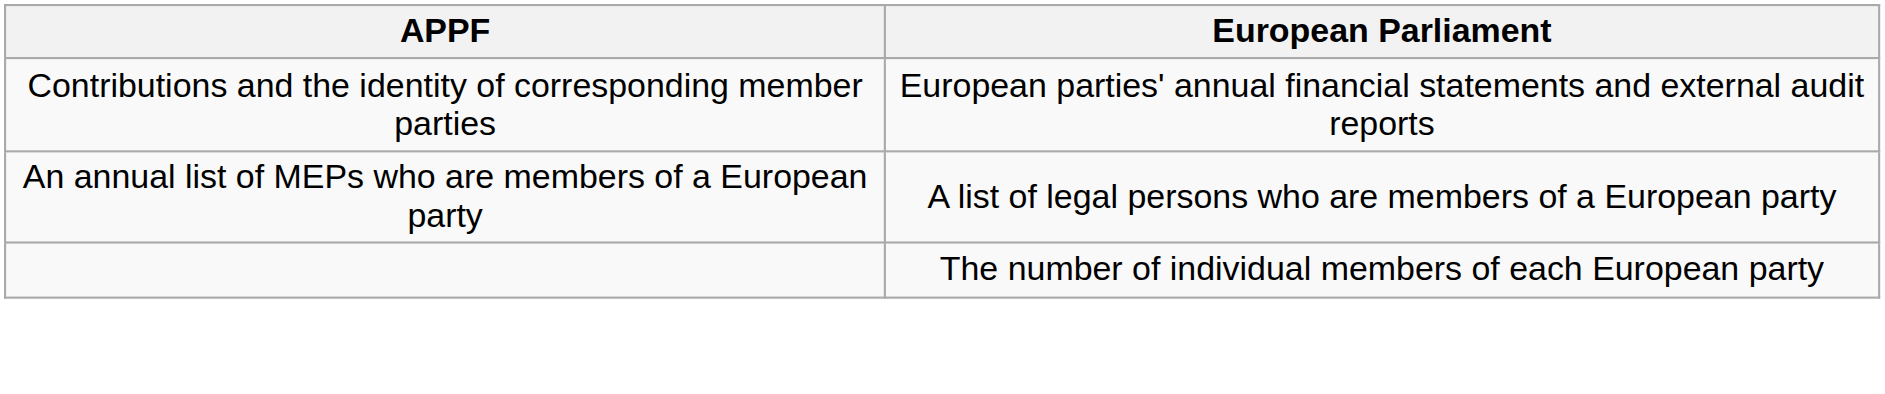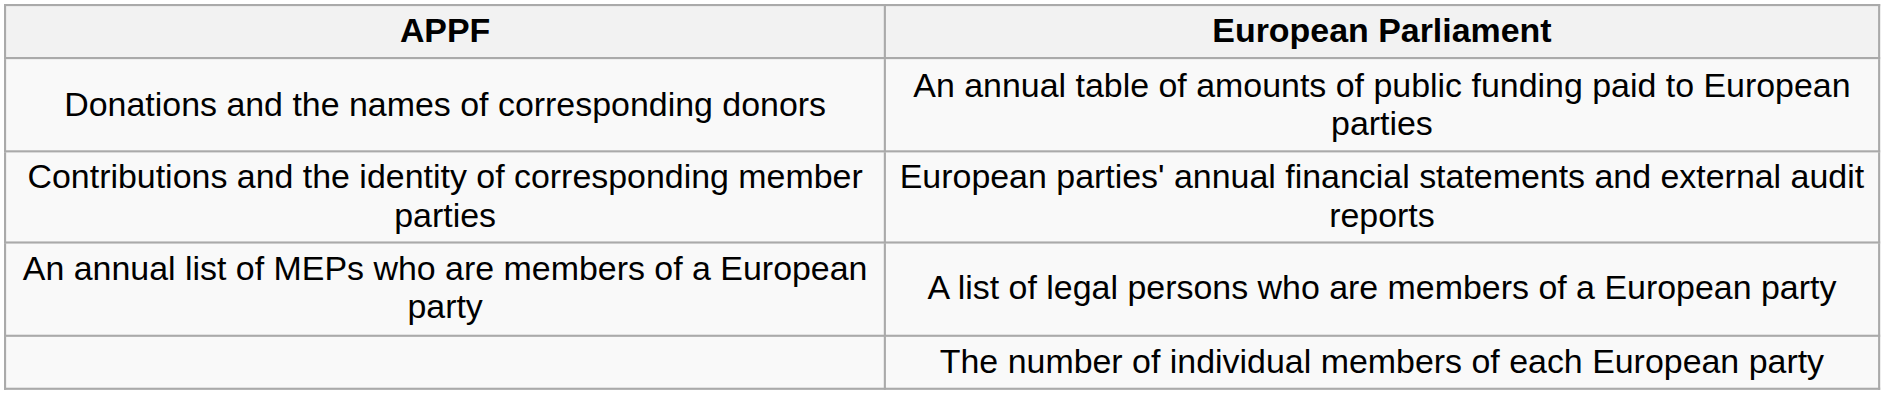+ row: (445, 104)
